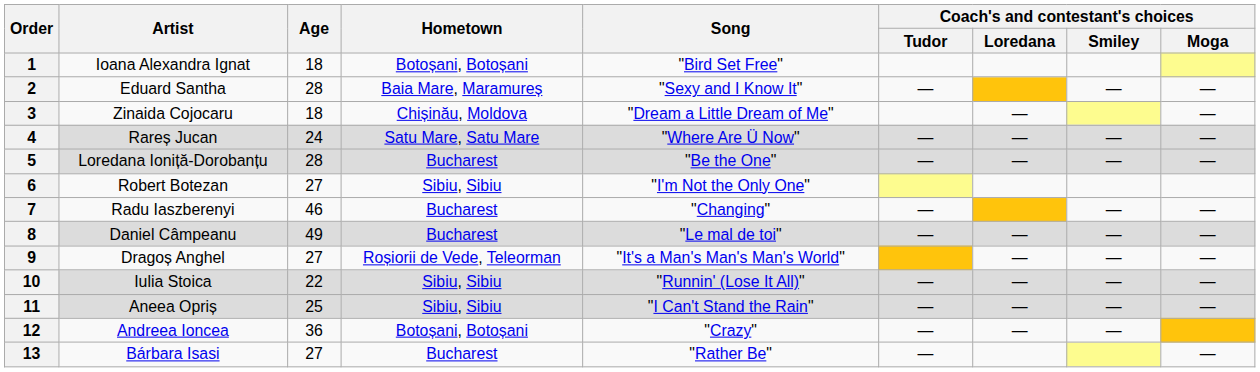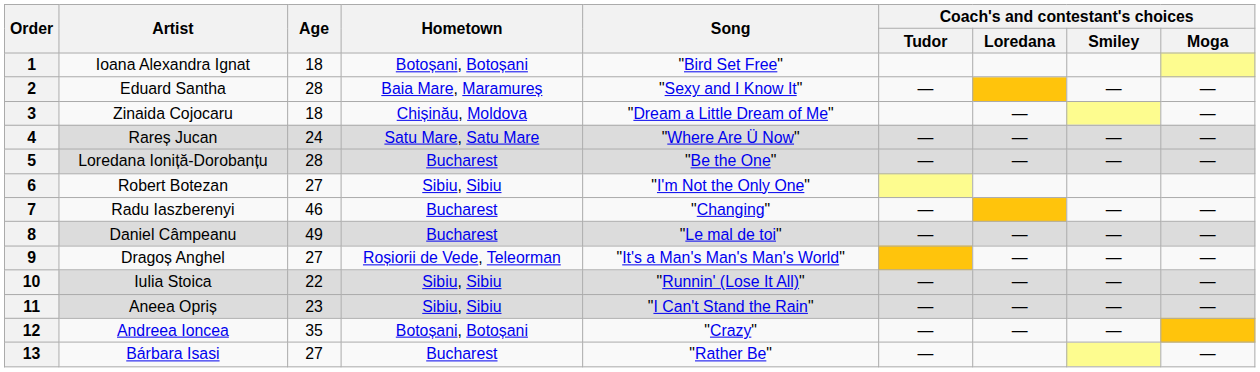(314, 306) 25 -> (314, 306) 23
(314, 330) 36 -> (314, 330) 35
